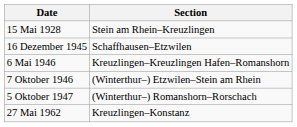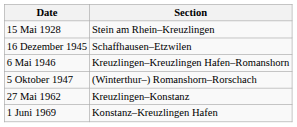- row: (40, 79)
+ row: (31, 113)
